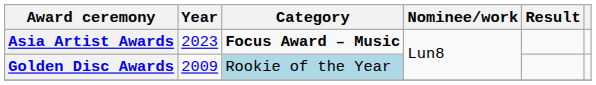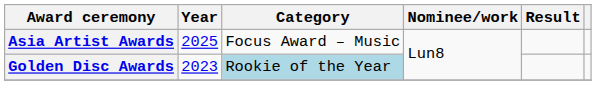(200, 42) 2023 -> (200, 42) 2025
(313, 42) bold -> (313, 42) normal
(200, 67) 2009 -> (200, 67) 2023
